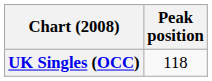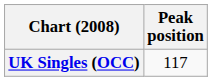(176, 62) 118 -> (176, 62) 117
